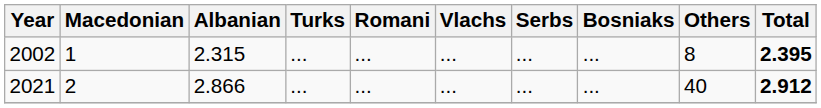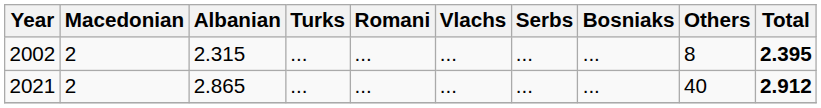(71, 53) 1 -> (71, 53) 2
(219, 86) 2.866 -> (219, 86) 2.865
